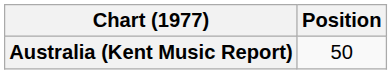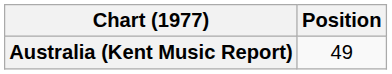(342, 52) 50 -> (342, 52) 49
